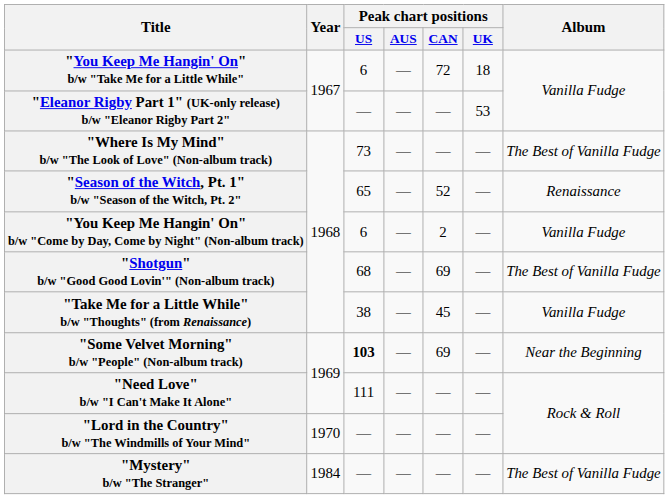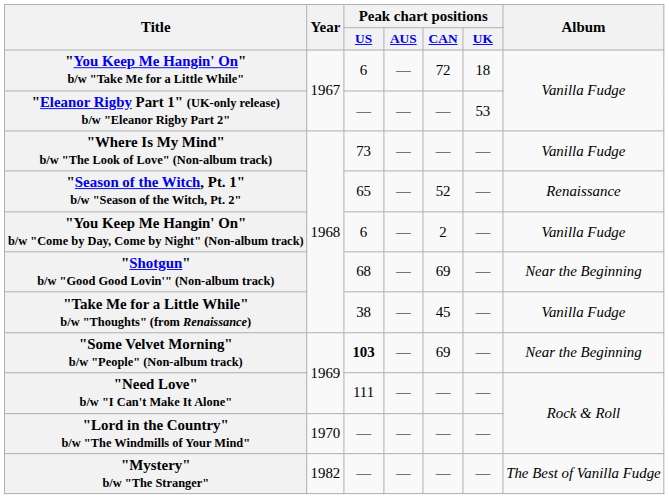(583, 151) The Best of Vanilla Fudge -> (583, 151) Vanilla Fudge
(583, 272) The Best of Vanilla Fudge -> (583, 272) Near the Beginning
(325, 473) 1984 -> (325, 473) 1982
